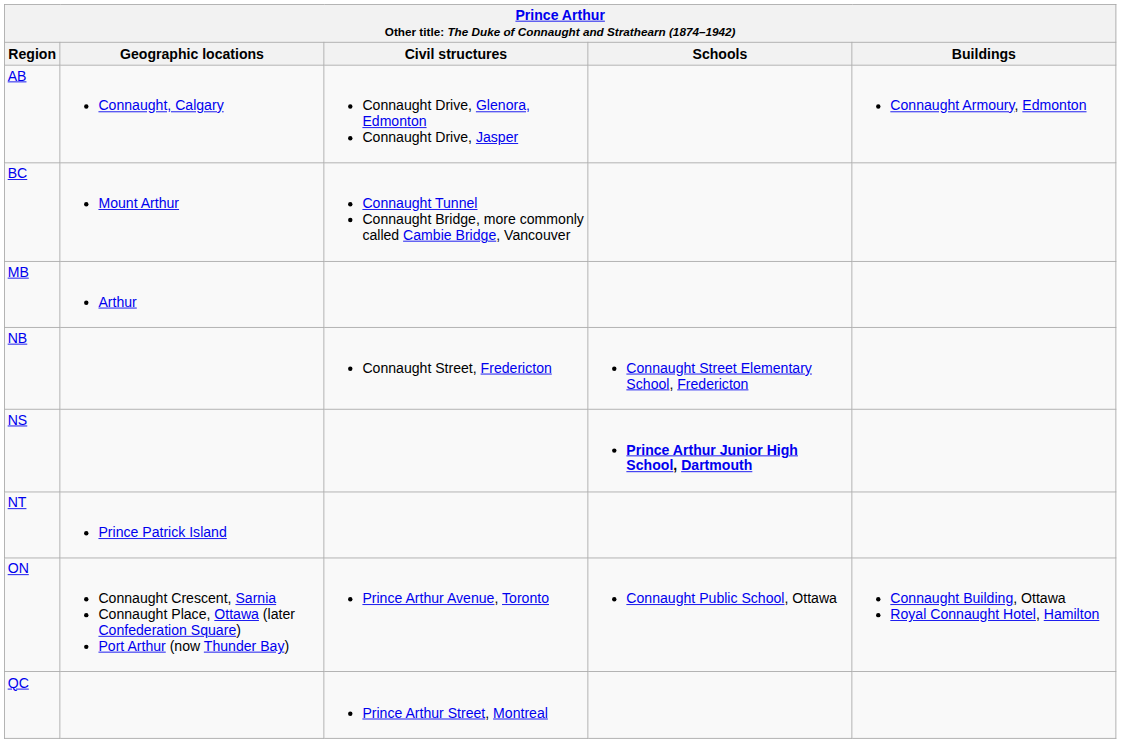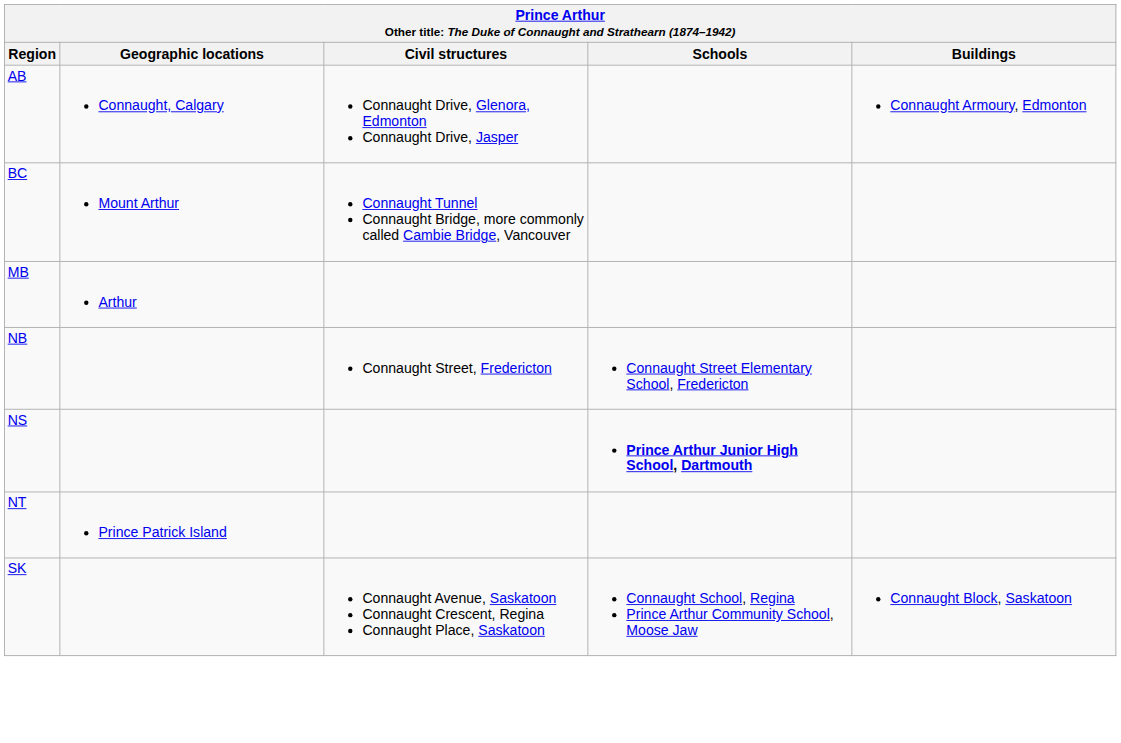- row: (18, 569)
- row: (18, 683)
+ row: (17, 569)
